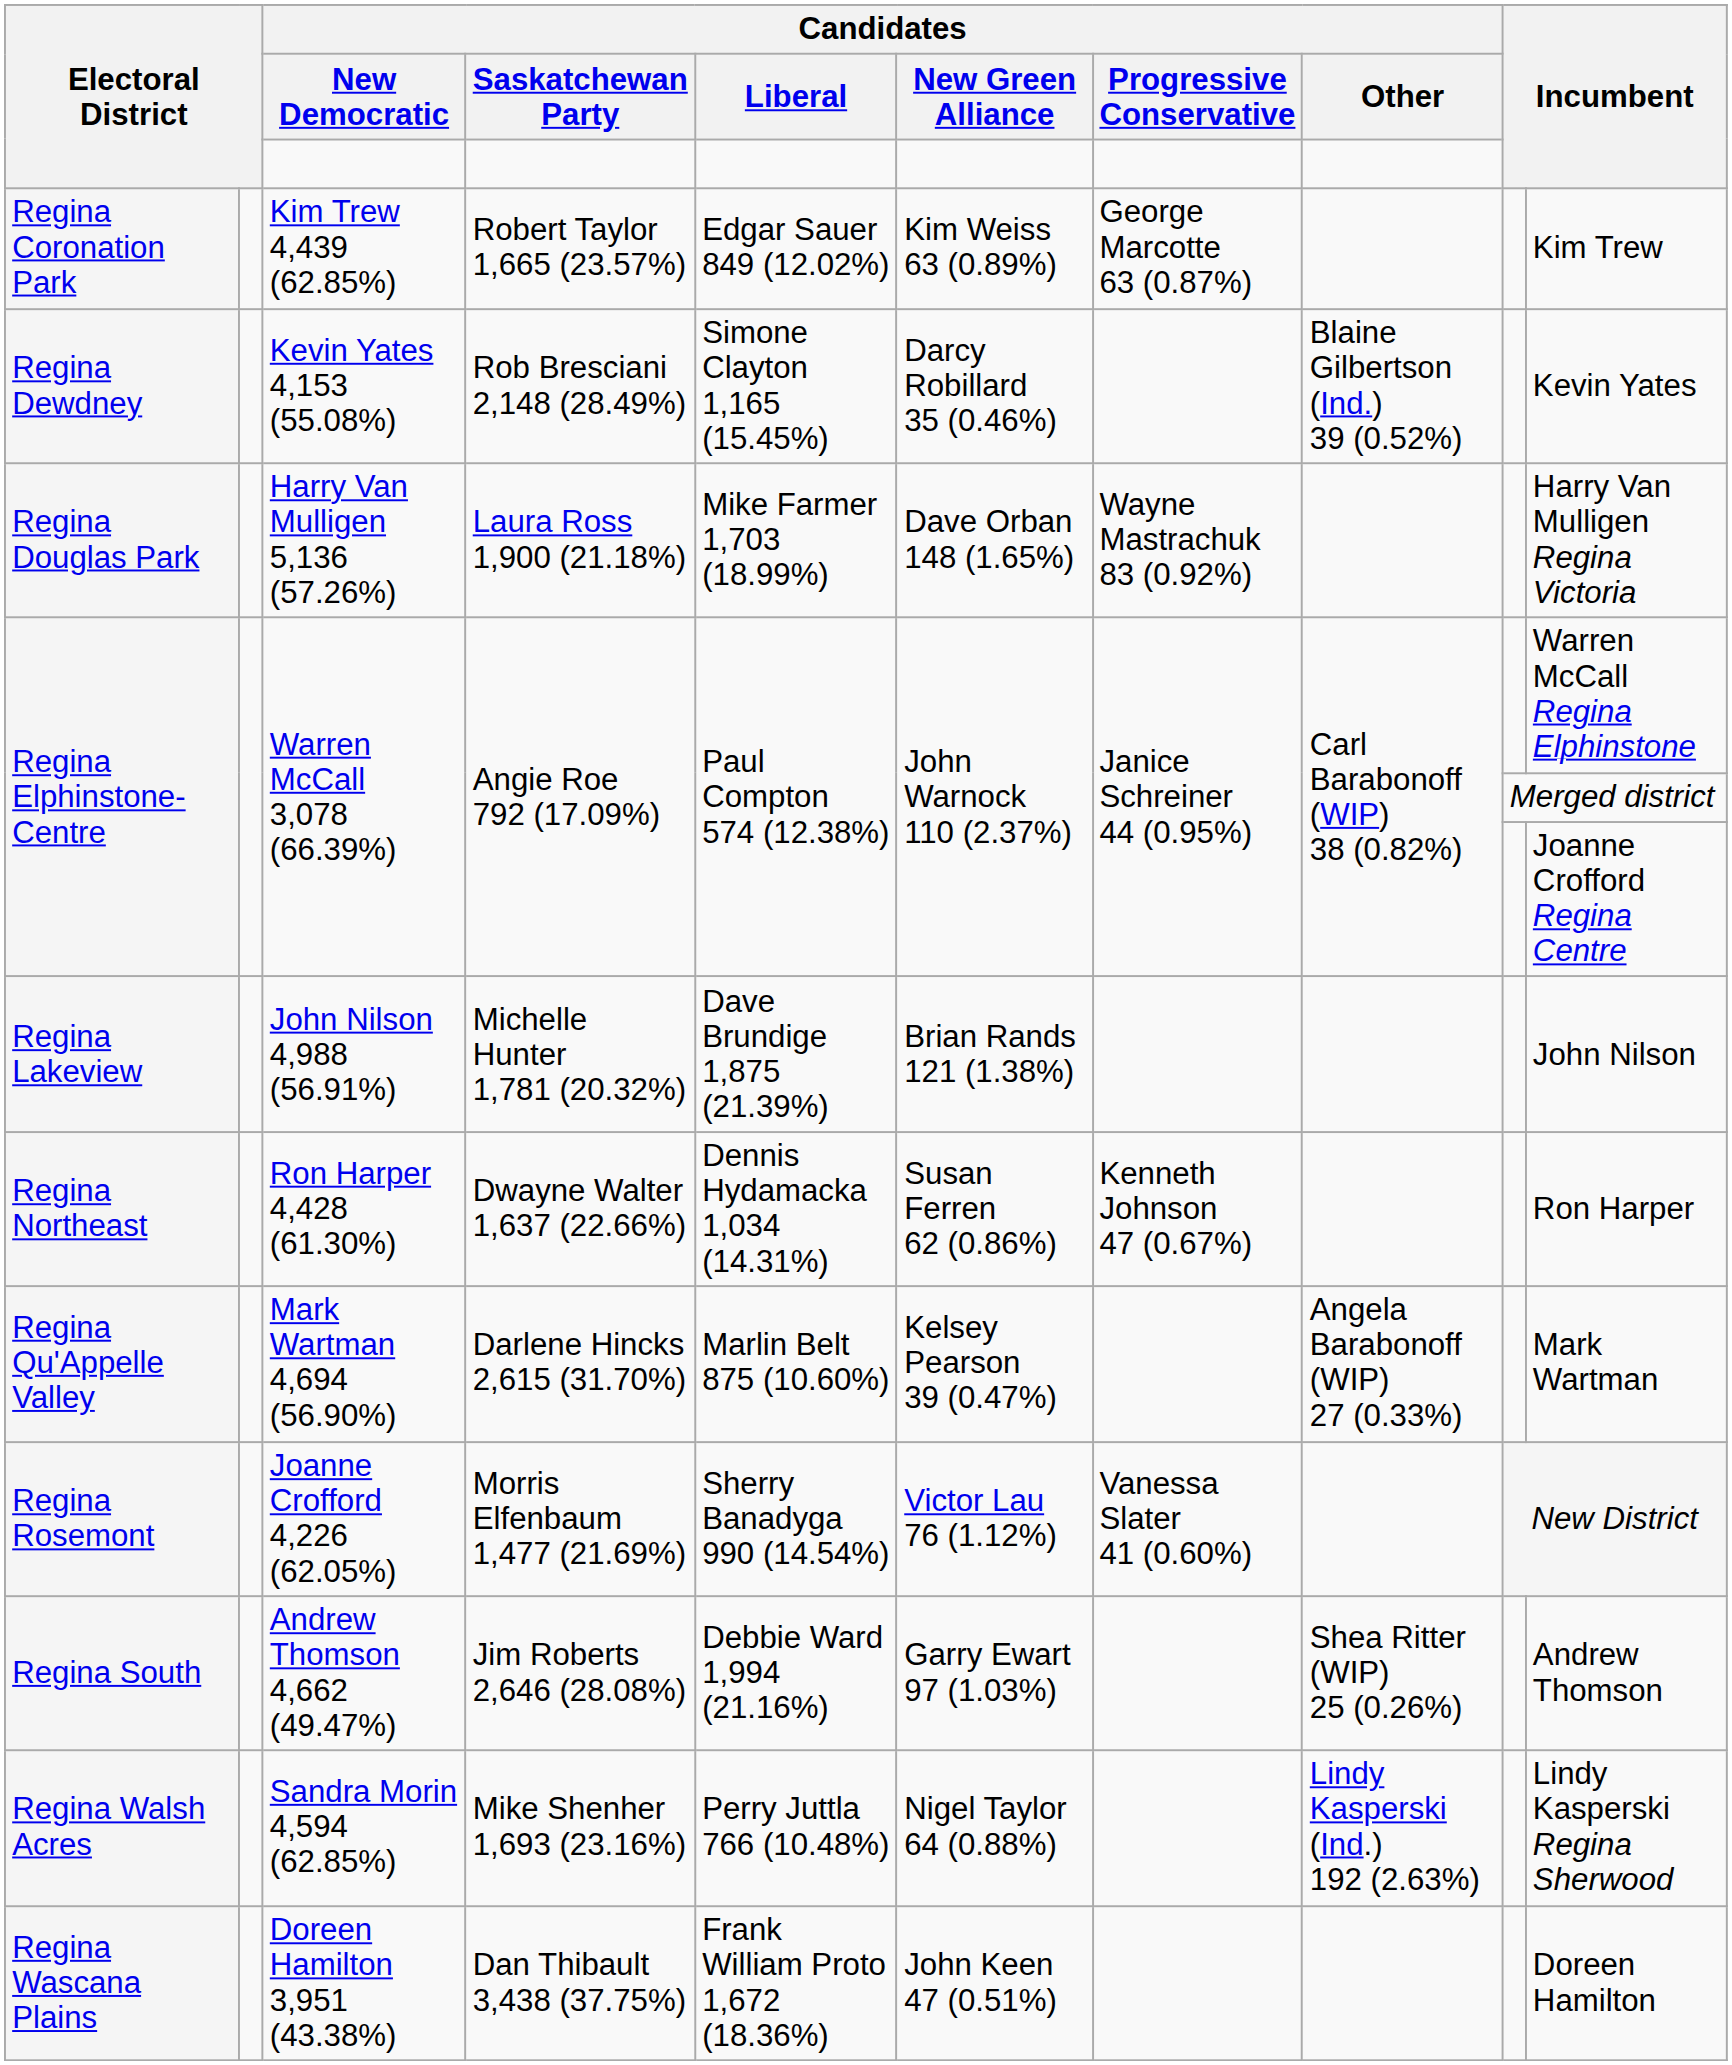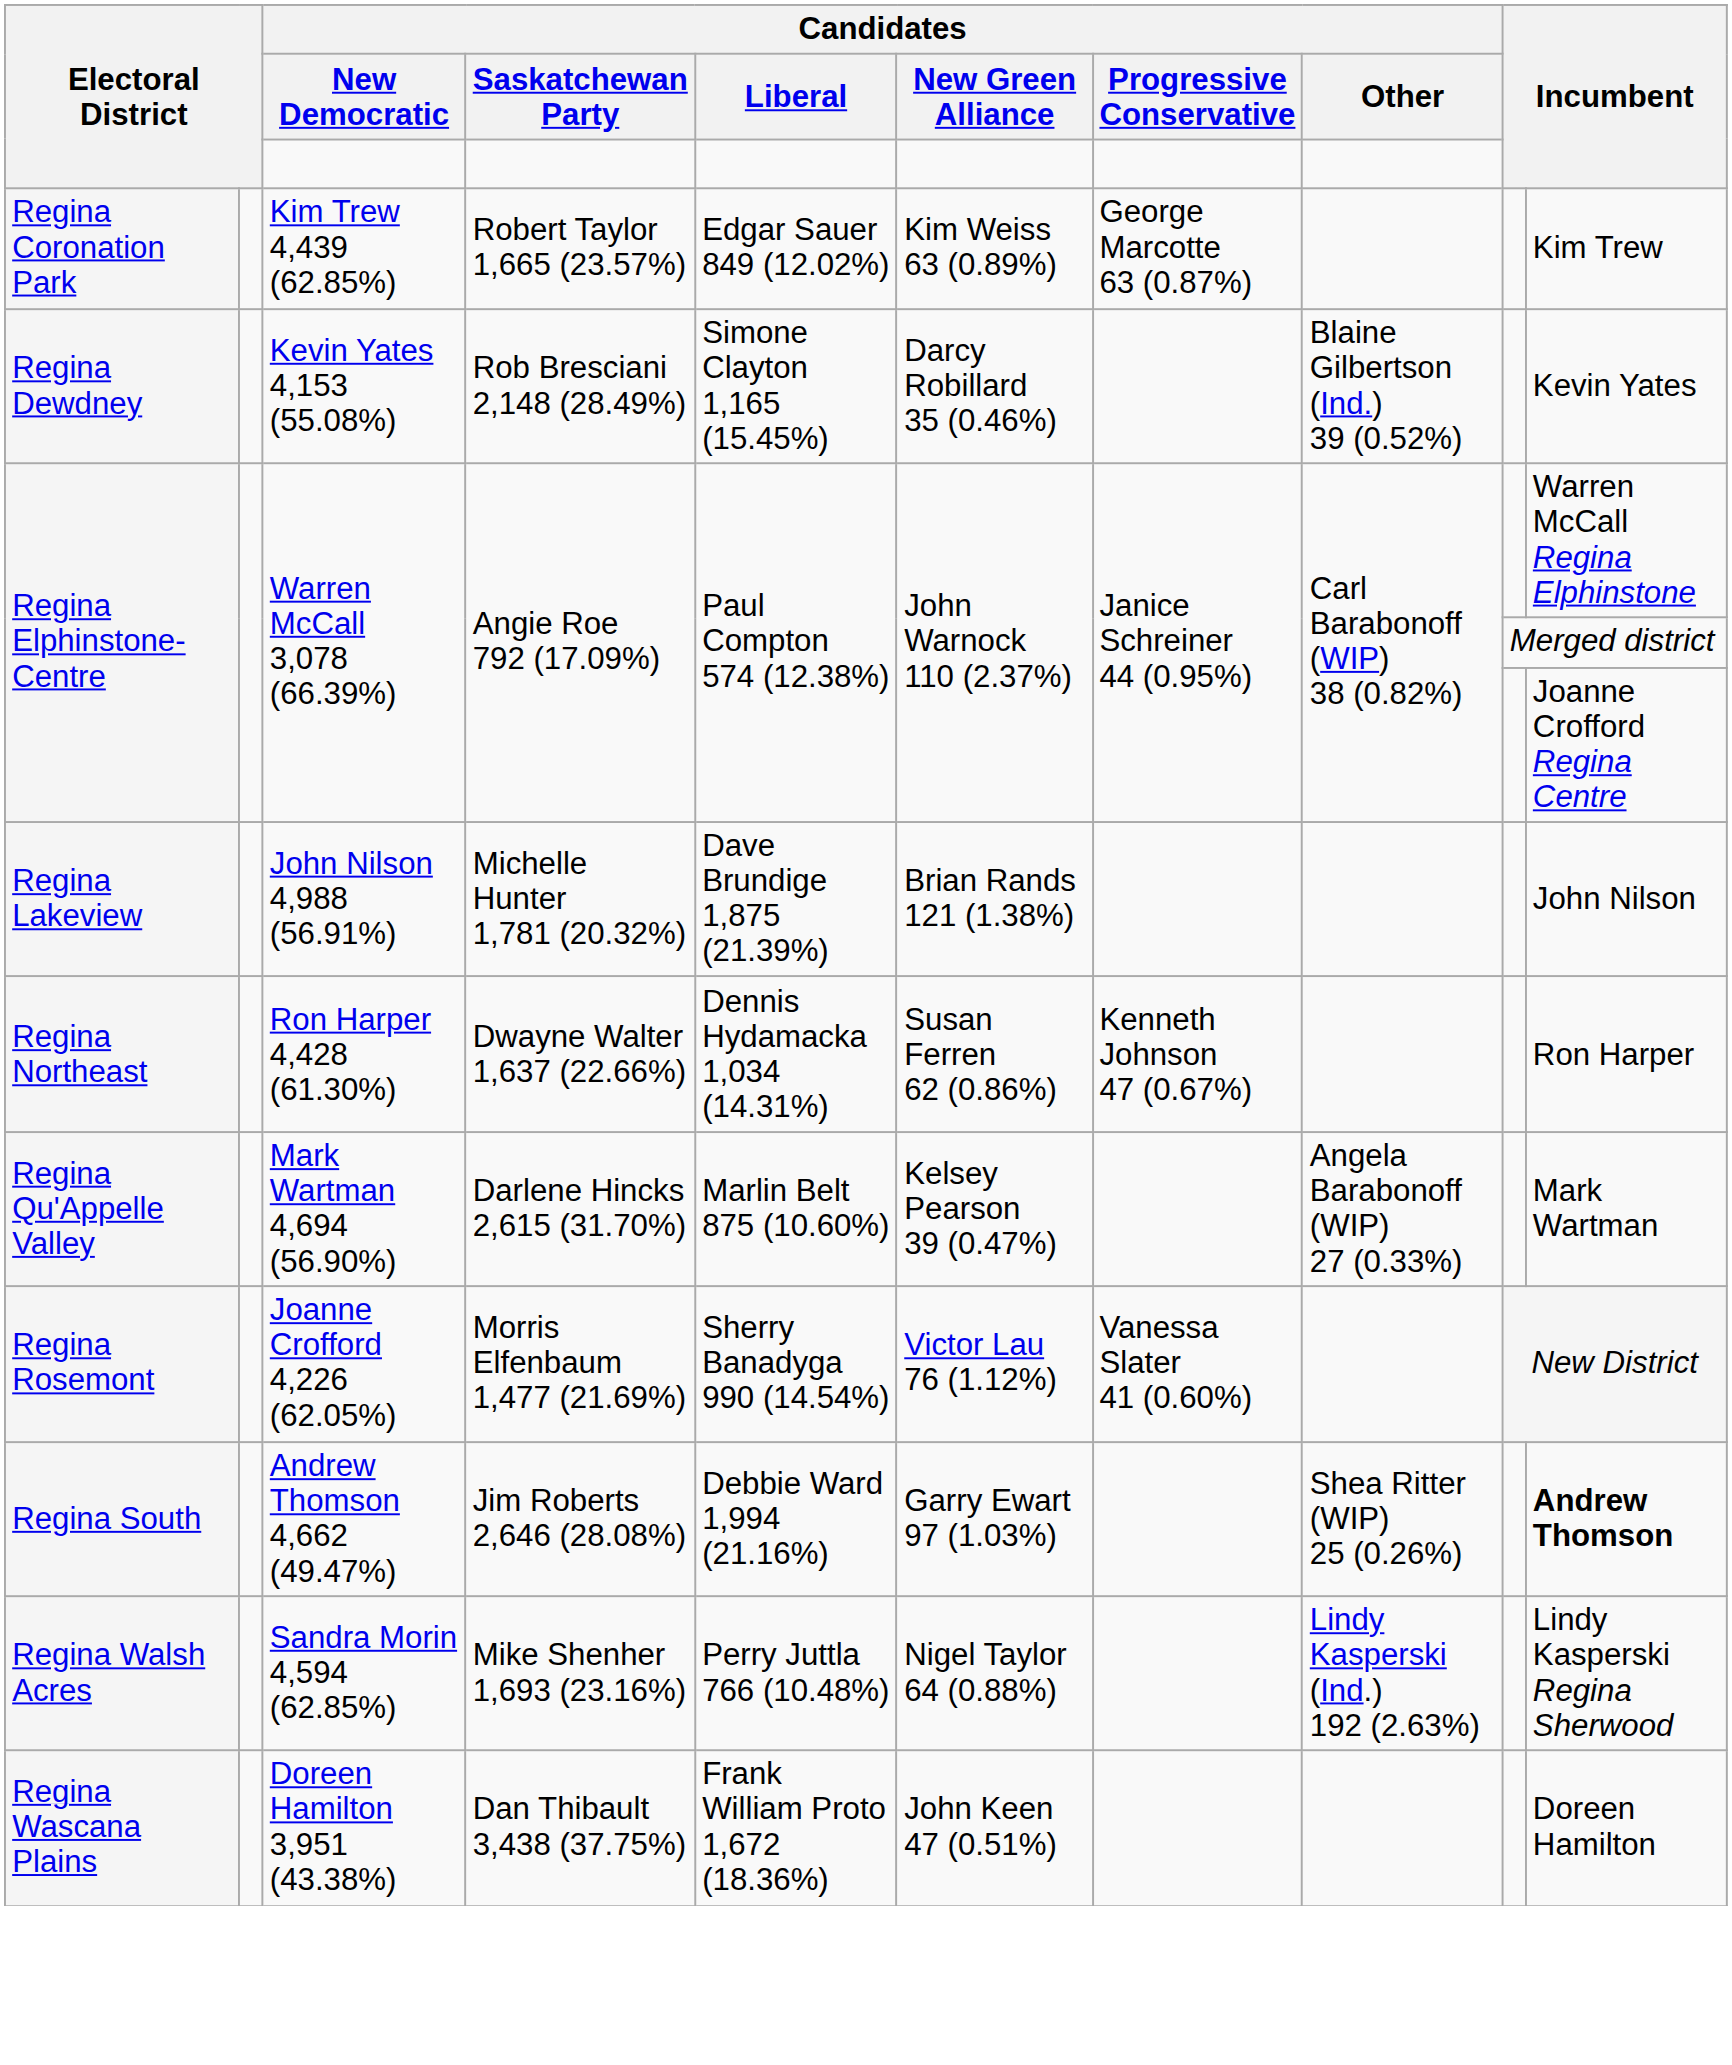- row: (106, 539)
(1598, 1672) normal -> (1603, 1518) bold
